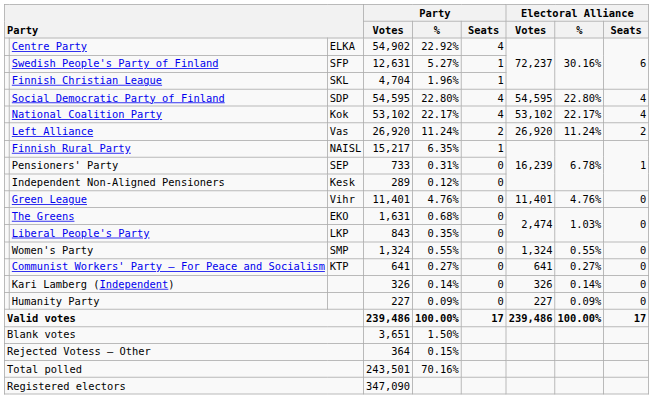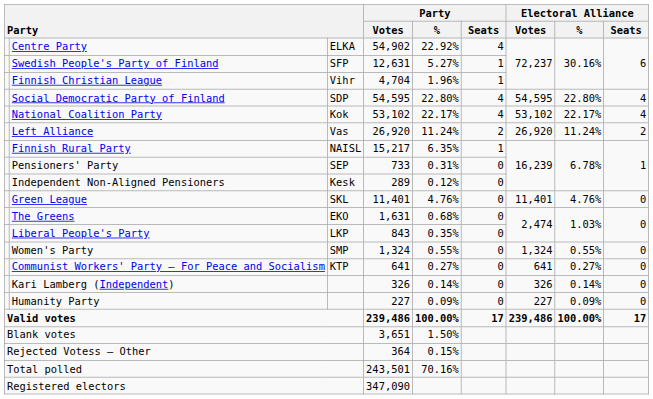(339, 81) SKL -> (342, 81) Vihr
(342, 199) Vihr -> (339, 199) SKL
